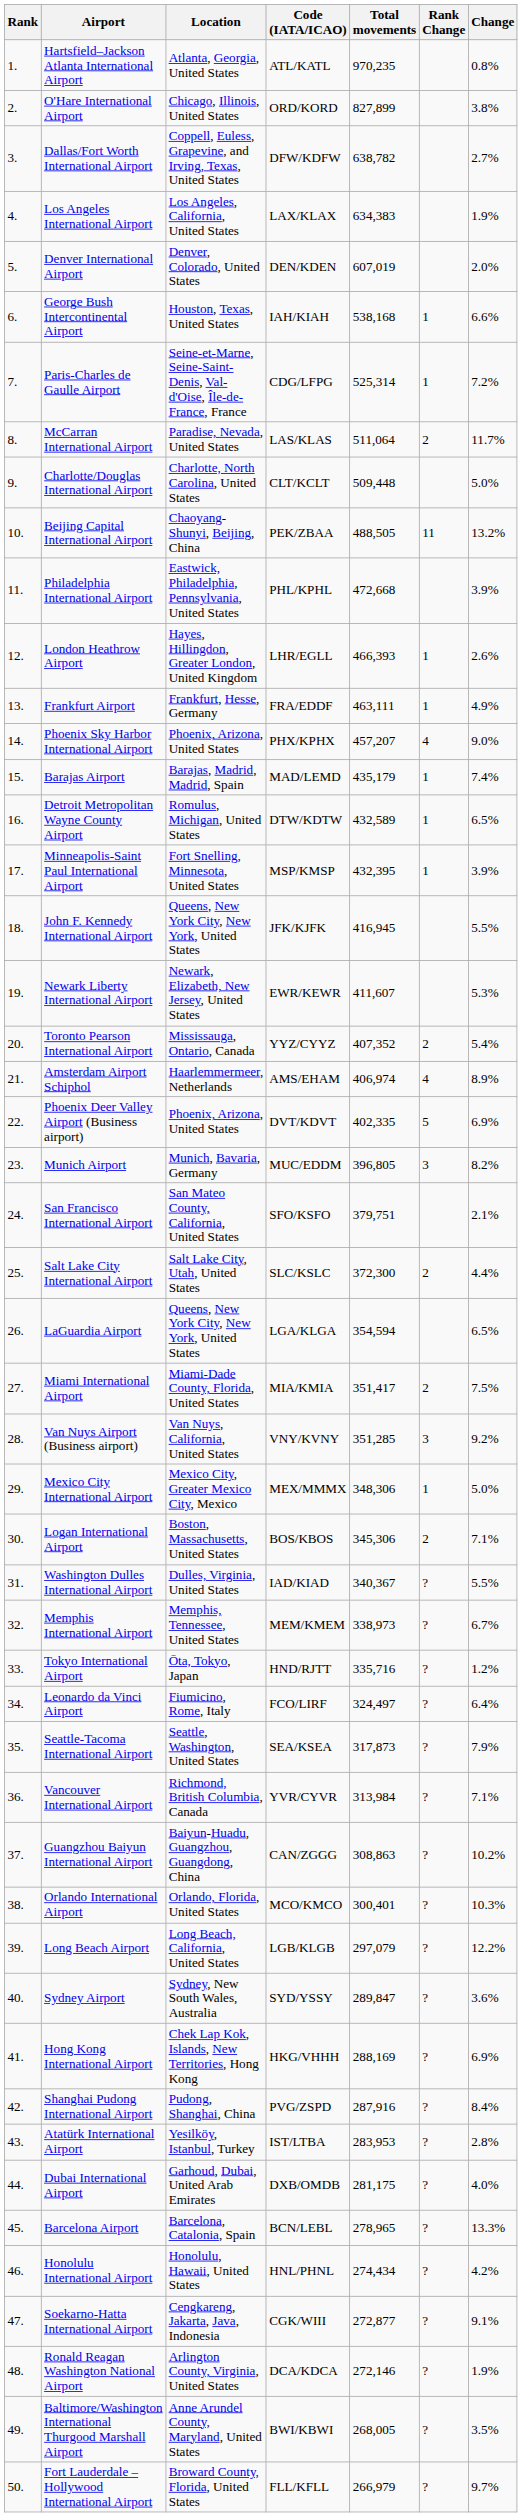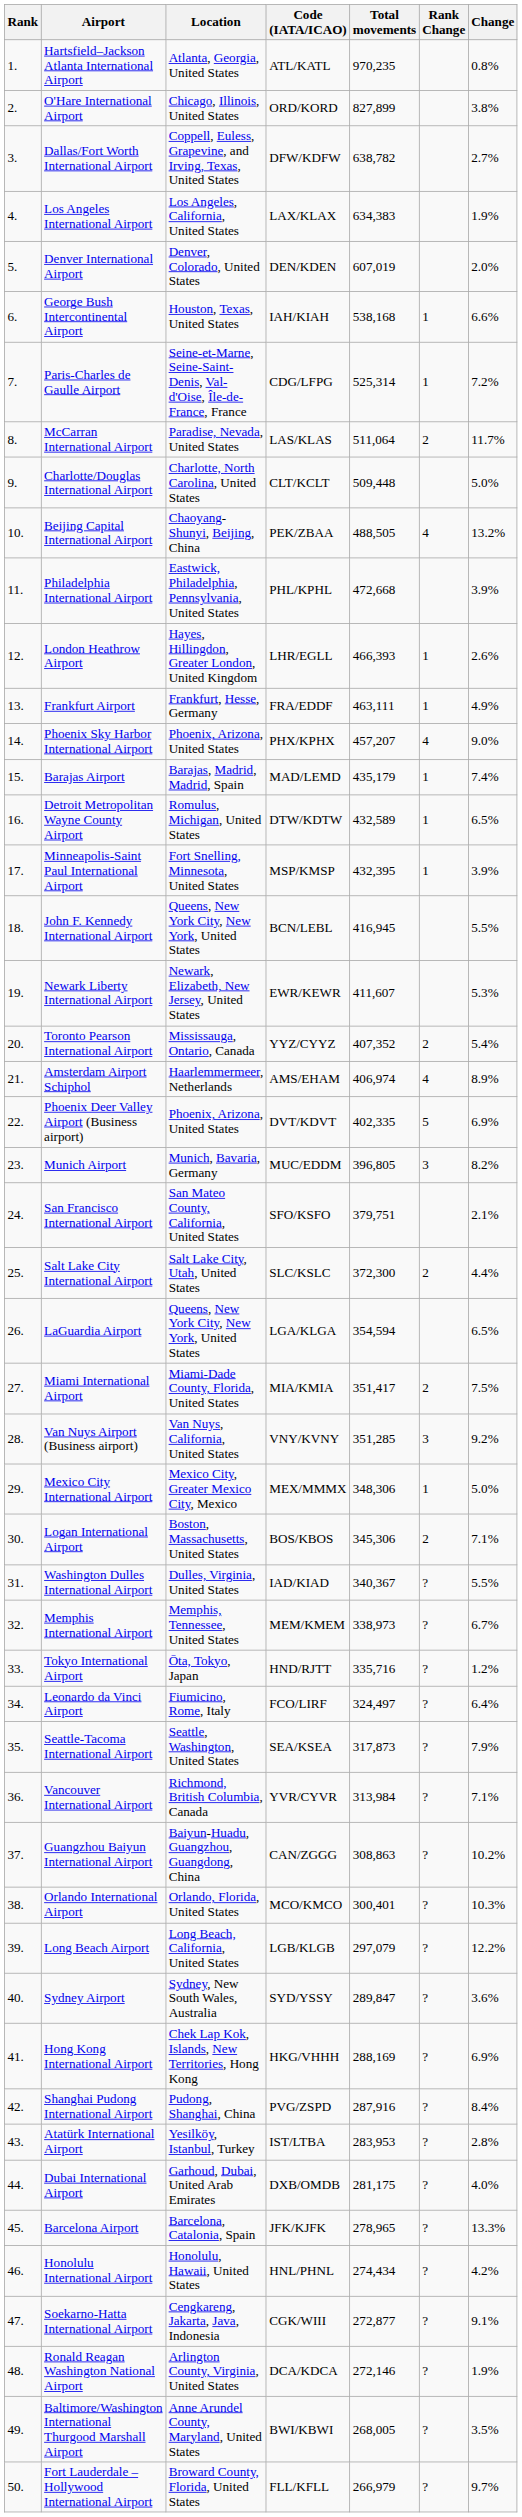(429, 532) 11 -> (425, 532) 4
(298, 928) JFK/KJFK -> (301, 928) BCN/LEBL
(301, 2227) BCN/LEBL -> (298, 2227) JFK/KJFK
